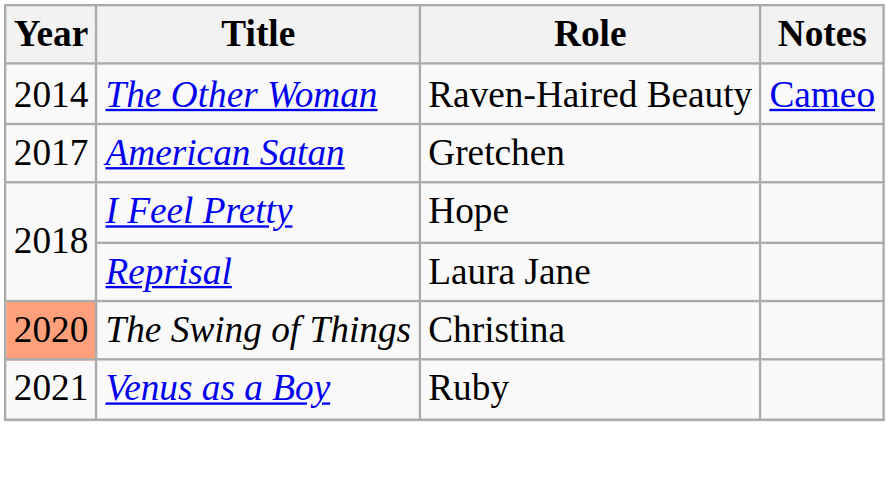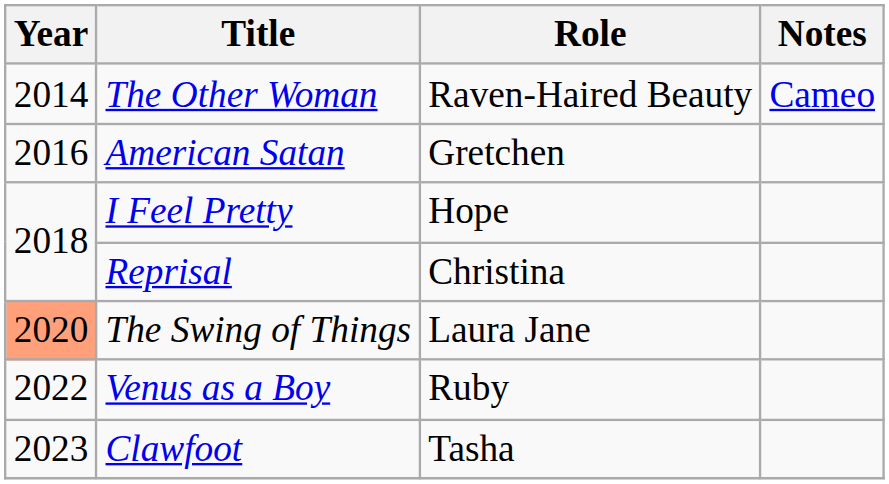(51, 152) 2017 -> (51, 152) 2016
(509, 270) Laura Jane -> (497, 270) Christina
(497, 329) Christina -> (509, 329) Laura Jane
(51, 388) 2021 -> (51, 388) 2022
+ row: (174, 447)
